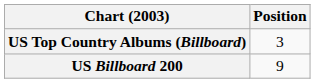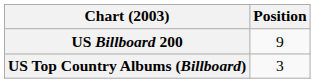rows swapped: (127, 66) <-> (127, 41)
